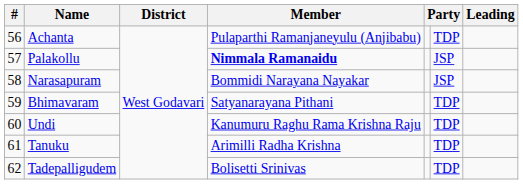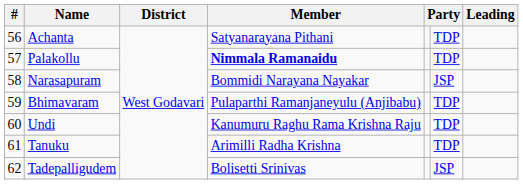(316, 37) Pulaparthi Ramanjaneyulu (Anjibabu) -> (272, 37) Satyanarayana Pithani
(444, 59) JSP -> (447, 59) TDP
(272, 102) Satyanarayana Pithani -> (316, 102) Pulaparthi Ramanjaneyulu (Anjibabu)
(447, 168) TDP -> (444, 168) JSP
